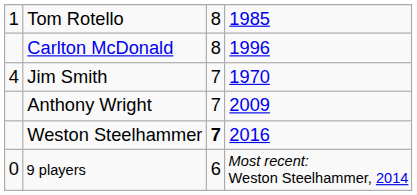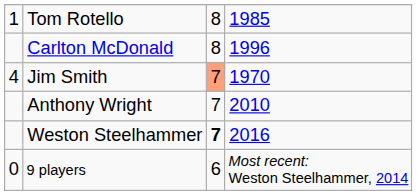(216, 76) no background -> (216, 76) lightsalmon background
(250, 105) 2009 -> (250, 105) 2010
